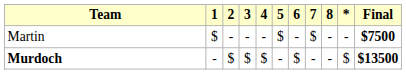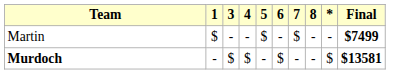- column: (231, 15)
(378, 36) $7500 -> (361, 36) $7499
(378, 58) $13500 -> (361, 58) $13581
